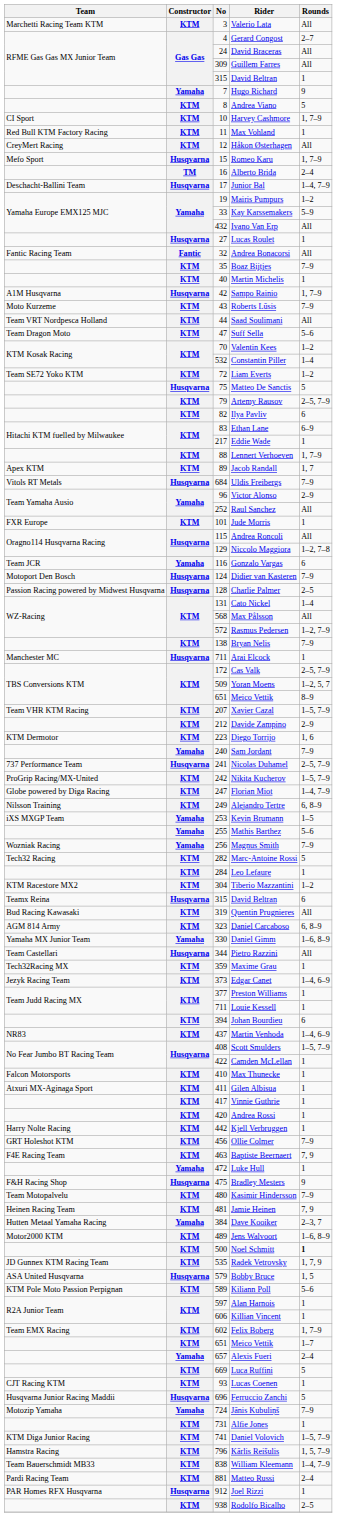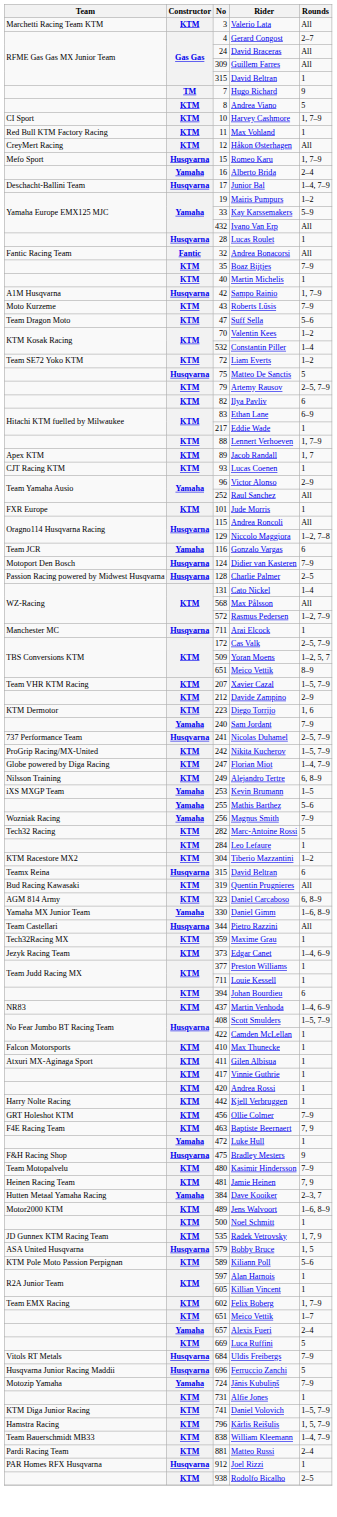(190, 91) Yamaha -> (190, 91) TM
(190, 172) TM -> (190, 172) Yamaha
(223, 239) 27 -> (223, 239) 28
- row: (57, 320)
rows swapped: (36, 1384) <-> (34, 482)
- row: (85, 643)
(303, 1249) bold -> (303, 1222) normal
(221, 1316) 606 -> (221, 1289) 605
